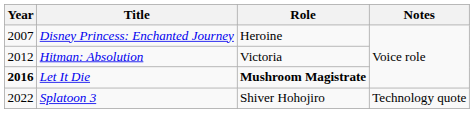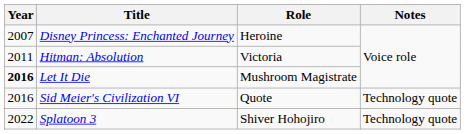(21, 56) 2012 -> (20, 56) 2011
(303, 77) bold -> (298, 77) normal
+ row: (109, 98)
